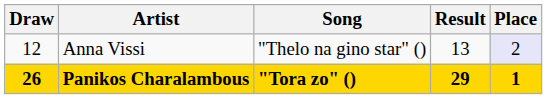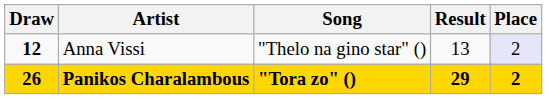(32, 49) normal -> (32, 49) bold
(516, 78) 1 -> (516, 78) 2
